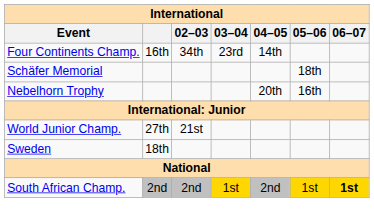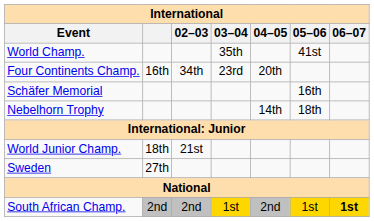+ row: (46, 52)
(270, 52) 14th -> (270, 71) 20th
(310, 71) 18th -> (310, 91) 16th
(270, 91) 20th -> (270, 110) 14th
(310, 91) 16th -> (310, 110) 18th
(157, 129) 27th -> (157, 149) 18th
(157, 149) 18th -> (157, 168) 27th
